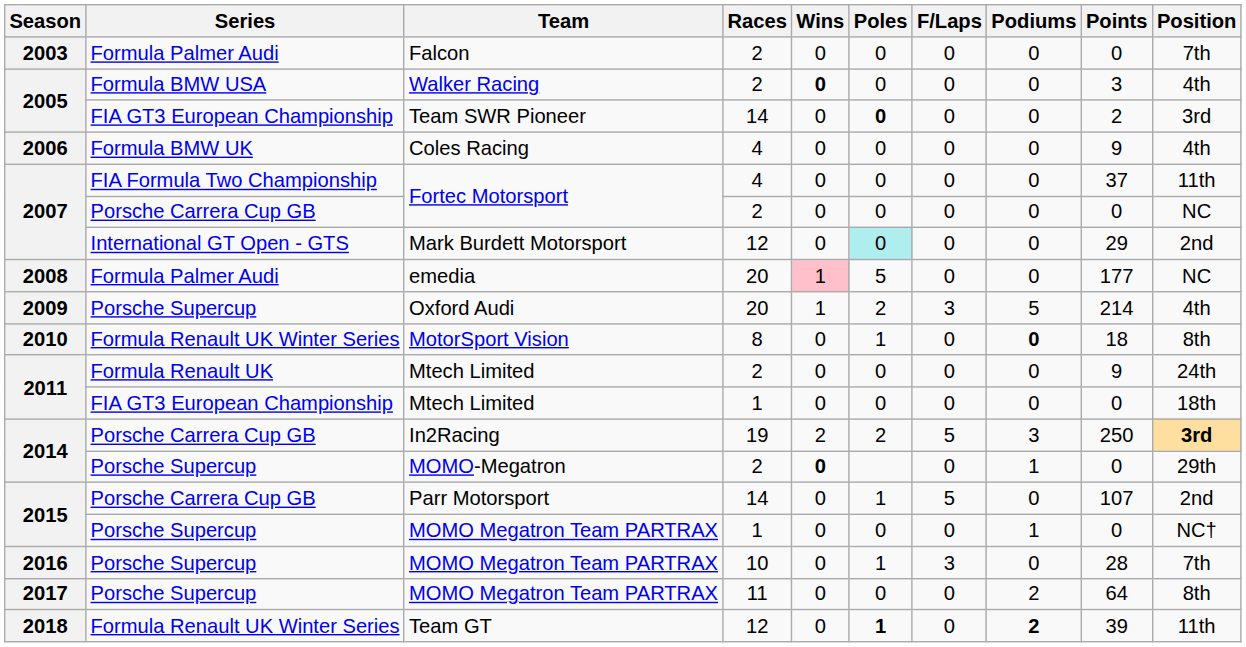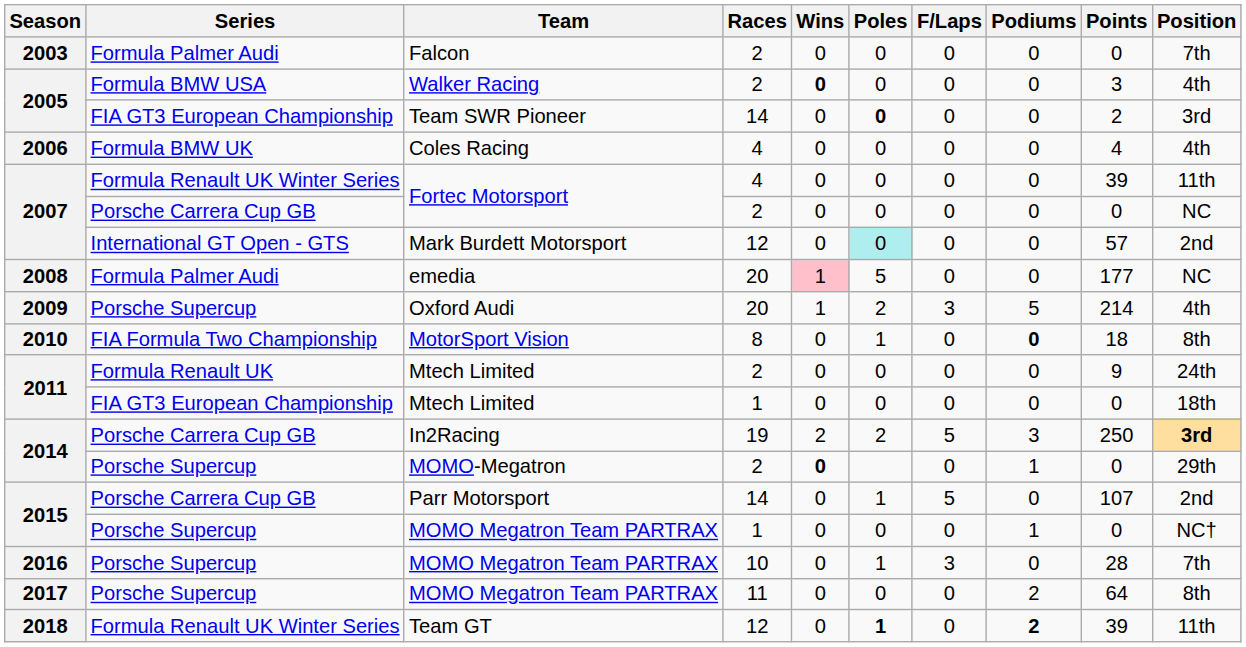(1117, 148) 9 -> (1117, 148) 4
(234, 180) FIA Formula Two Championship -> (245, 180) Formula Renault UK Winter Series
(1117, 180) 37 -> (1117, 180) 39
(1117, 244) 29 -> (1117, 244) 57
(245, 340) Formula Renault UK Winter Series -> (234, 340) FIA Formula Two Championship
